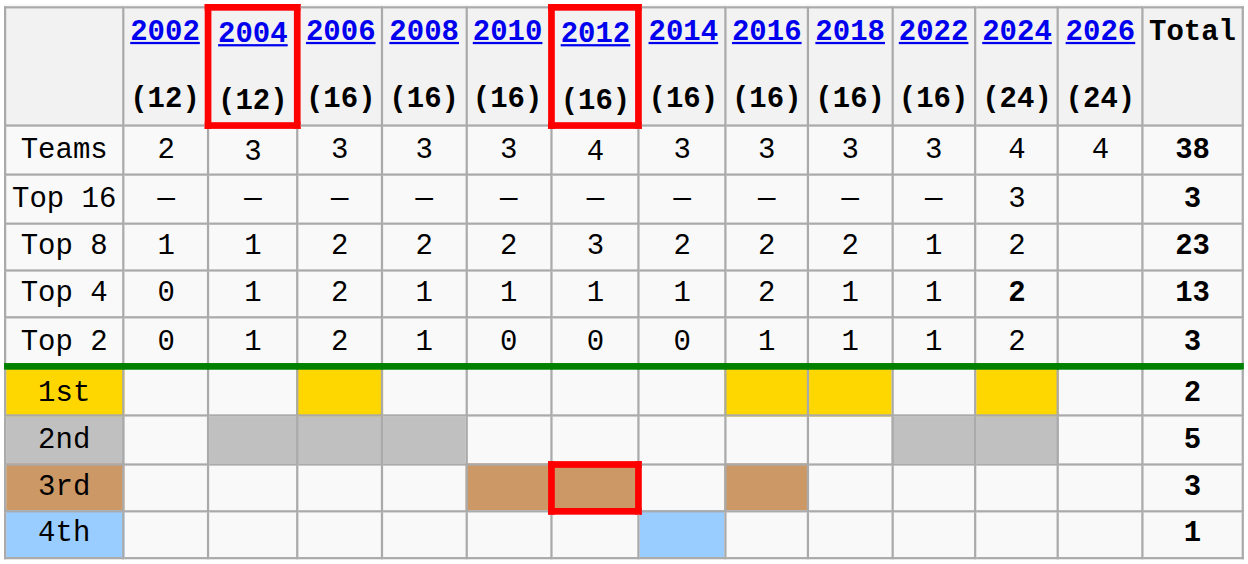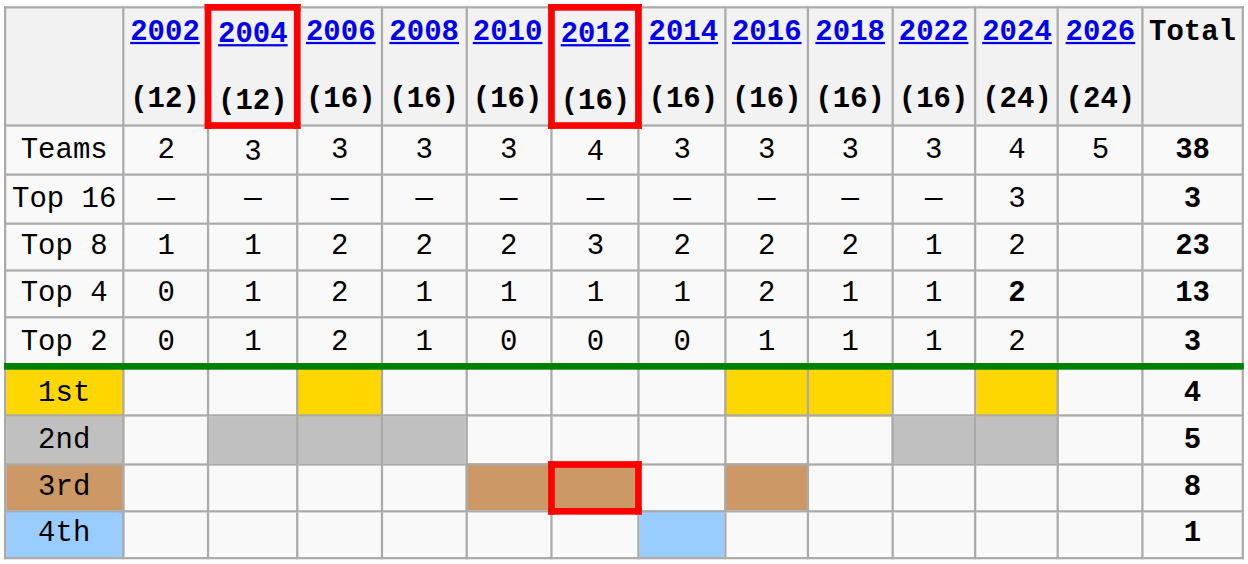(1100, 151) 4 -> (1100, 151) 5
(1193, 393) 2 -> (1193, 393) 4
(1193, 487) 3 -> (1193, 487) 8
